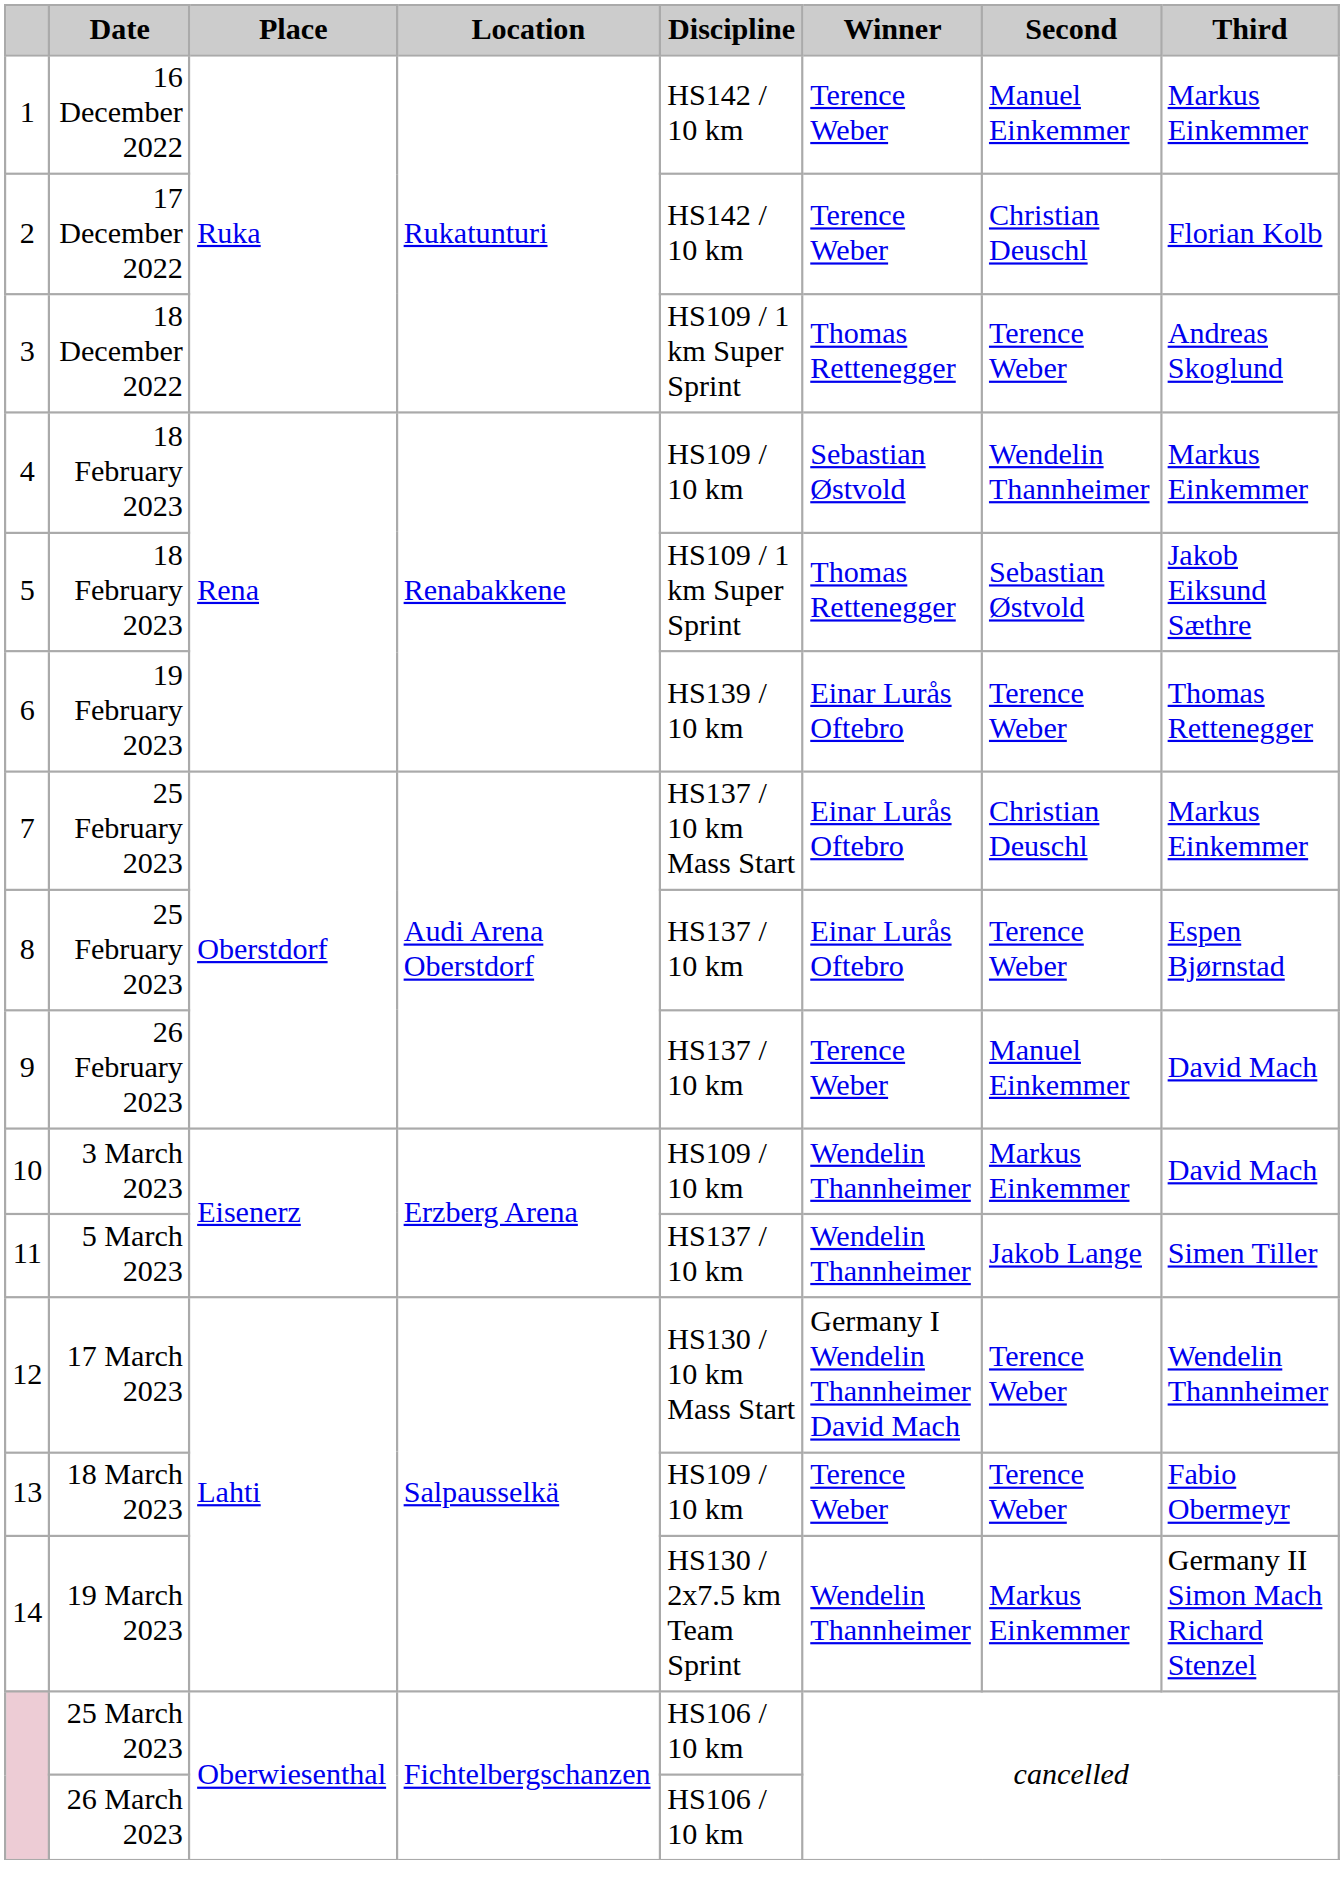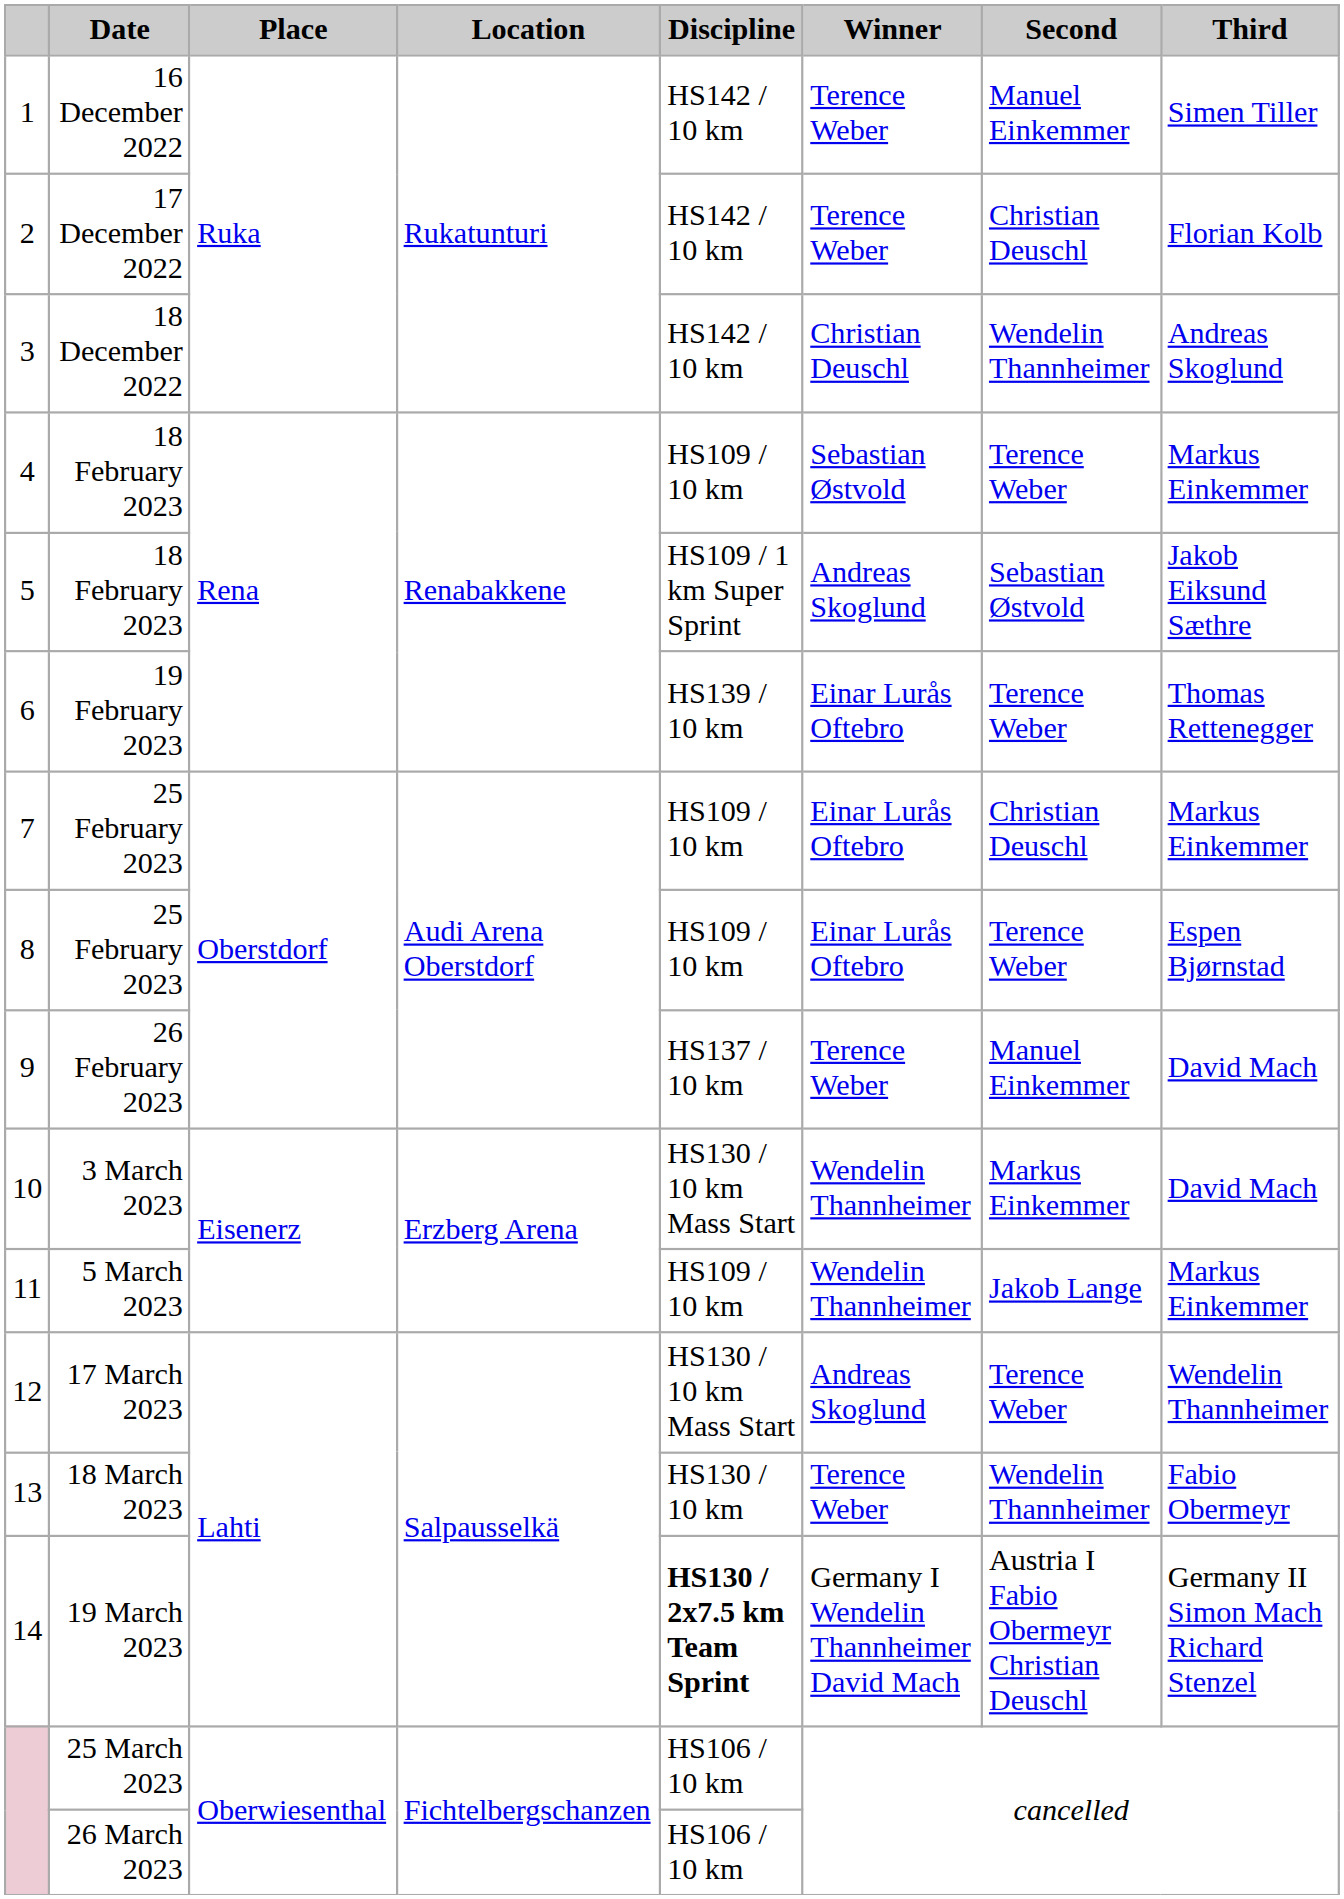(1238, 113) Markus Einkemmer -> (1243, 113) Simen Tiller
(728, 351) HS109 / 1 km Super Sprint -> (717, 351) HS142 / 10 km
(883, 351) Thomas Rettenegger -> (865, 351) Christian Deuschl
(1036, 351) Terence Weber -> (1069, 351) Wendelin Thannheimer
(1069, 471) Wendelin Thannheimer -> (1036, 471) Terence Weber
(883, 590) Thomas Rettenegger -> (868, 590) Andreas Skoglund
(731, 829) HS137 / 10 km Mass Start -> (717, 829) HS109 / 10 km
(717, 948) HS137 / 10 km -> (717, 948) HS109 / 10 km
(717, 1169) HS109 / 10 km -> (731, 1187) HS130 / 10 km Mass Start
(717, 1254) HS137 / 10 km -> (717, 1289) HS109 / 10 km
(1243, 1254) Simen Tiller -> (1238, 1289) Markus Einkemmer
(891, 1373) Germany I Wendelin Thannheimer David Mach -> (868, 1391) Andreas Skoglund
(717, 1492) HS109 / 10 km -> (717, 1492) HS130 / 10 km
(1036, 1492) Terence Weber -> (1069, 1492) Wendelin Thannheimer
(724, 1612) normal -> (726, 1629) bold
(891, 1612) Wendelin Thannheimer -> (891, 1629) Germany I Wendelin Thannheimer David Mach
(1059, 1612) Markus Einkemmer -> (1050, 1629) Austria I Fabio Obermeyr Christian Deuschl
